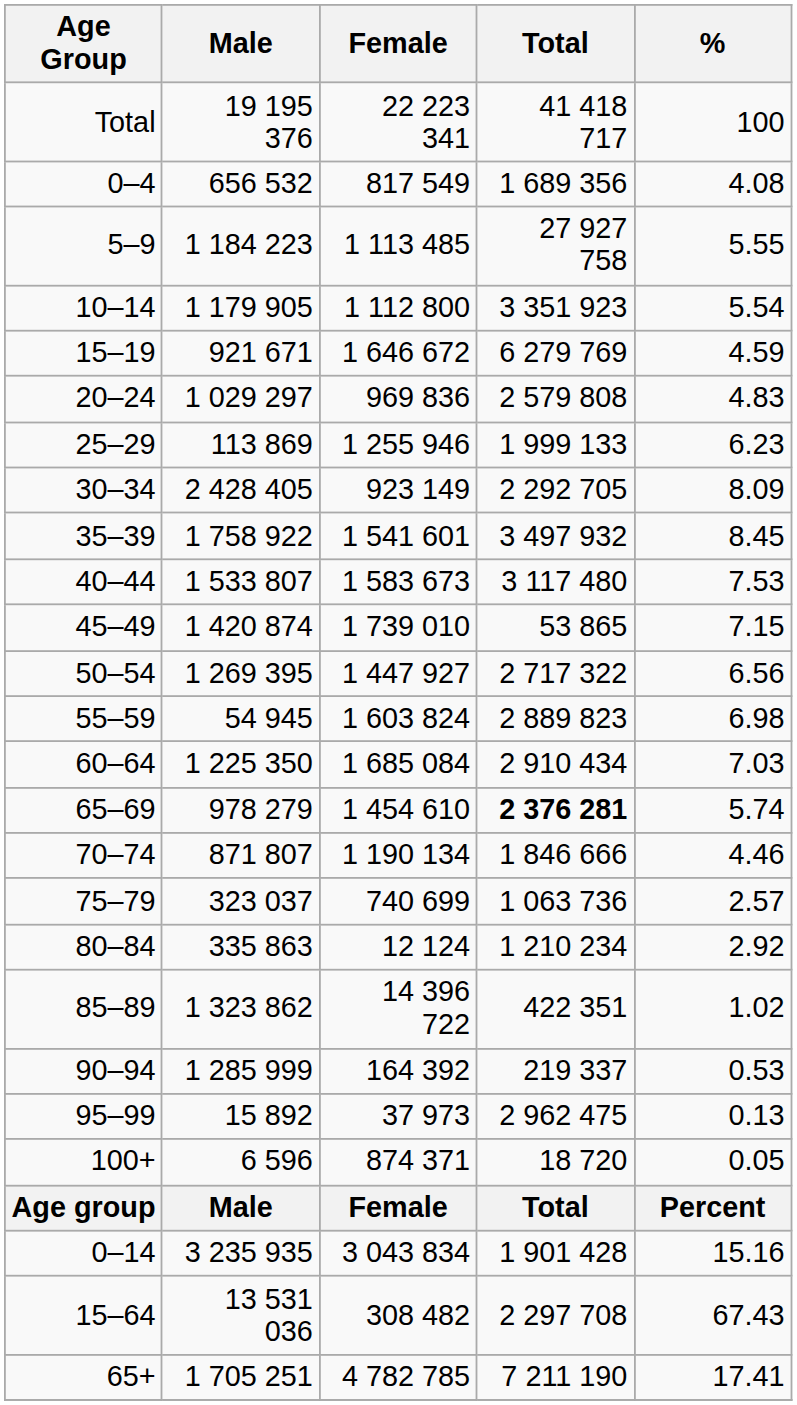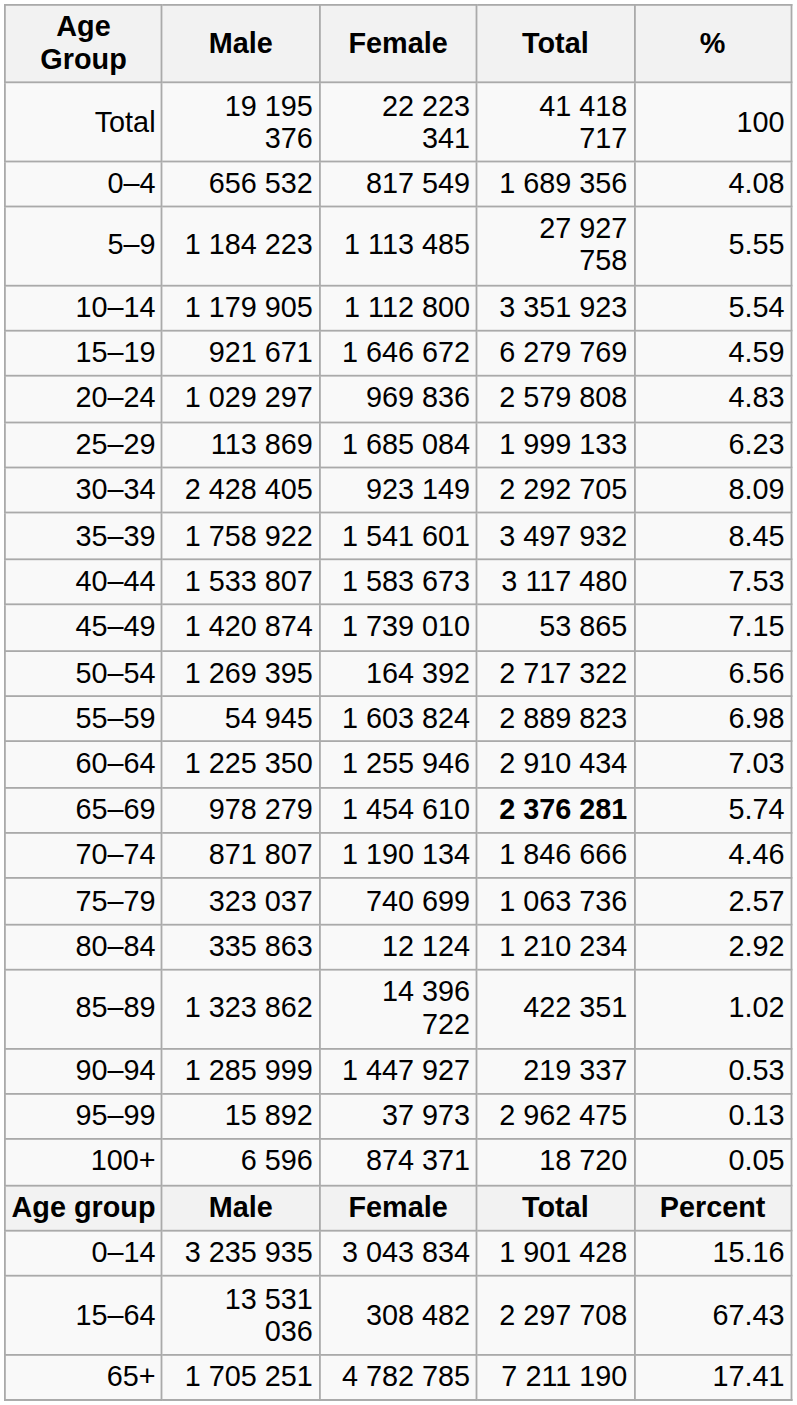(406, 444) 1 255 946 -> (406, 444) 1 685 084
(406, 672) 1 447 927 -> (418, 672) 164 392
(406, 763) 1 685 084 -> (406, 763) 1 255 946
(418, 1070) 164 392 -> (406, 1070) 1 447 927
